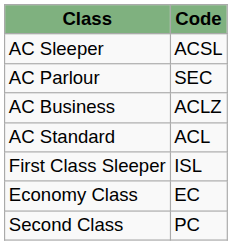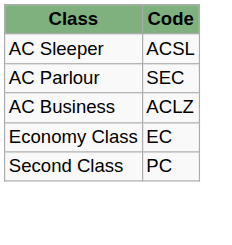- row: (62, 136)
- row: (87, 166)
